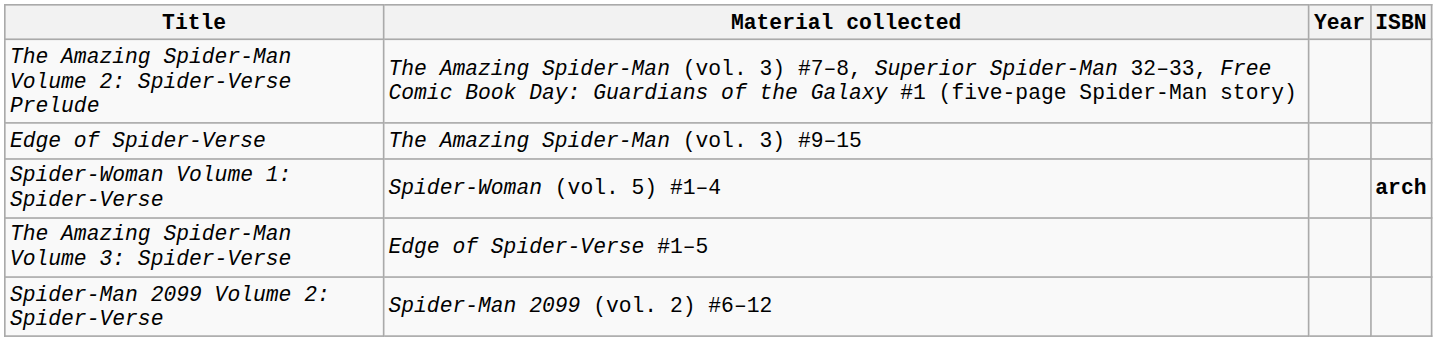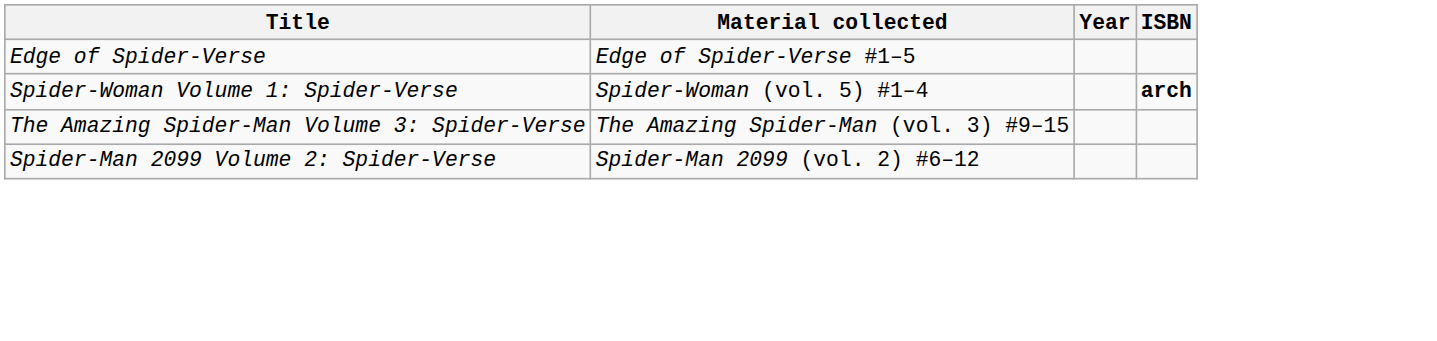- row: (151, 82)
(625, 141) The Amazing Spider-Man (vol. 3) #9–15 -> (756, 57) Edge of Spider-Verse #1–5
(548, 247) Edge of Spider-Verse #1–5 -> (832, 126) The Amazing Spider-Man (vol. 3) #9–15
